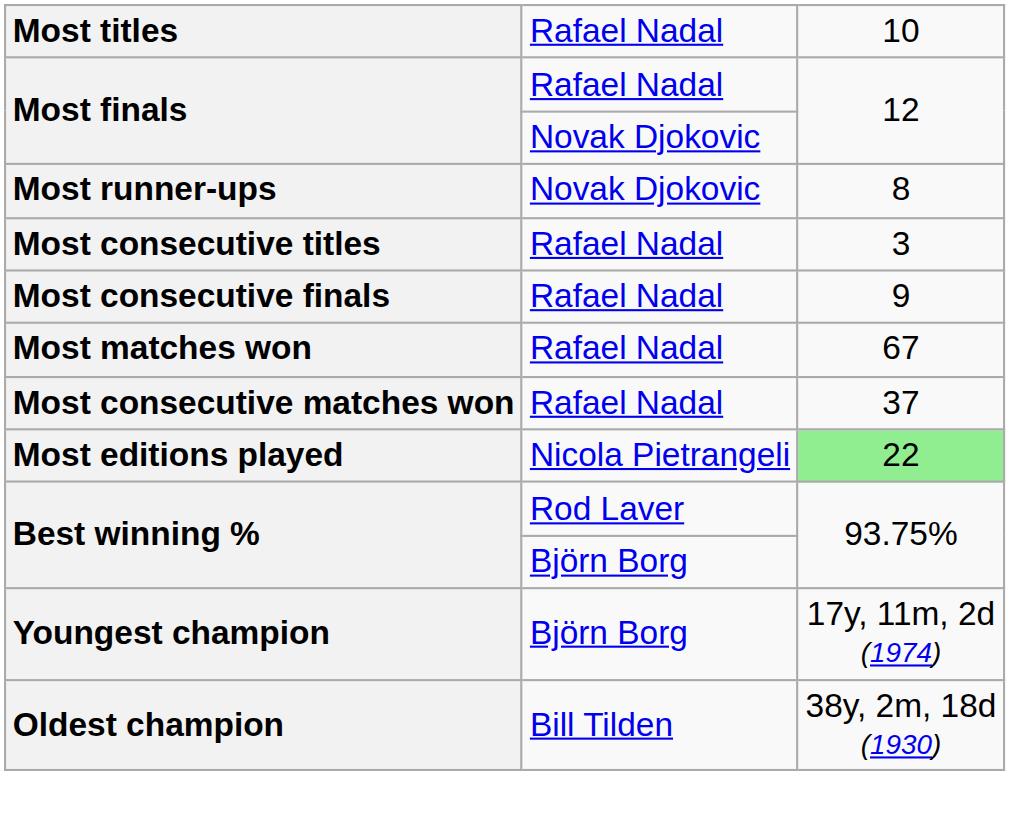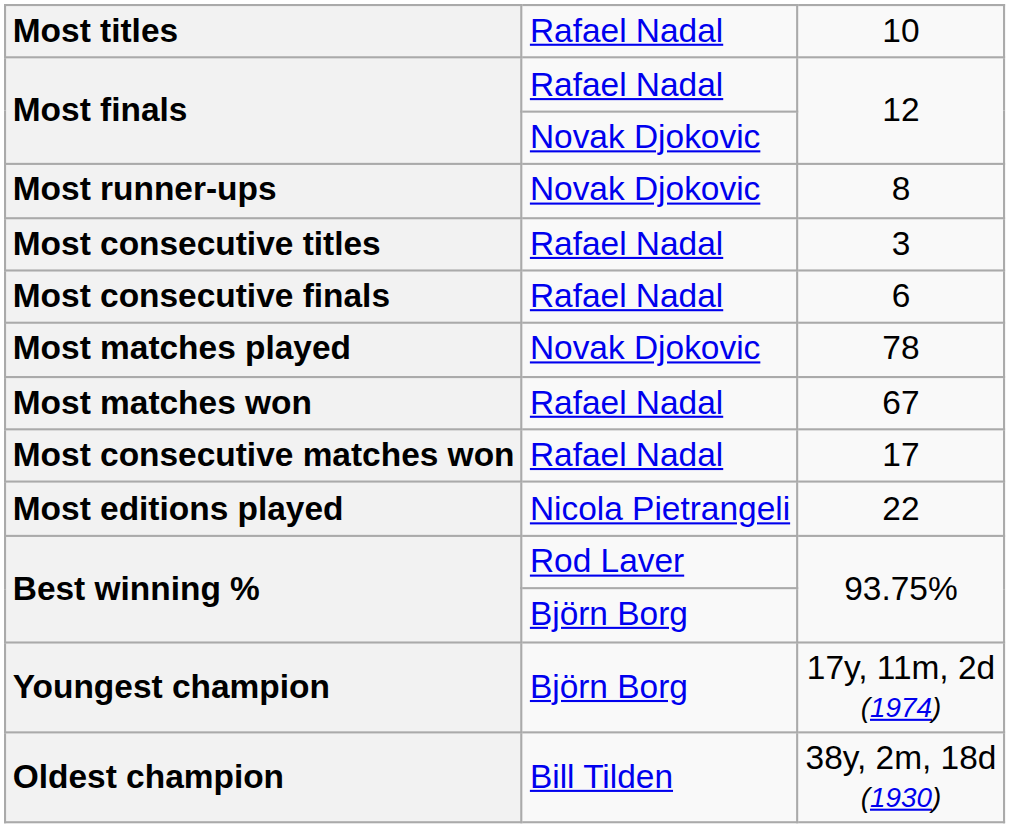(901, 296) 9 -> (901, 296) 6
+ row: (182, 349)
(901, 402) 37 -> (901, 455) 17
(901, 455) lightgreen background -> (901, 508) no background
